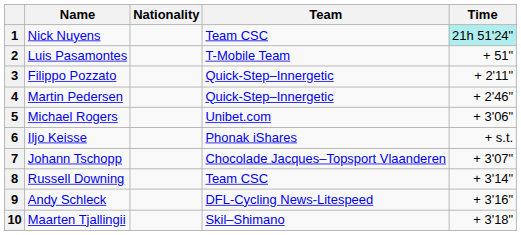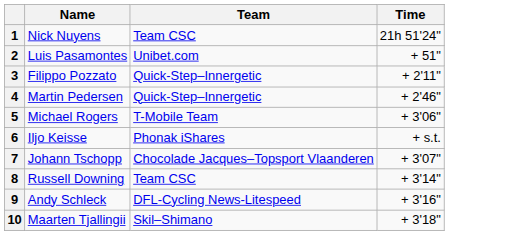- column: (166, 14)
(483, 35) paleturquoise background -> (410, 35) no background
(248, 55) T-Mobile Team -> (166, 55) Unibet.com
(238, 117) Unibet.com -> (176, 117) T-Mobile Team
